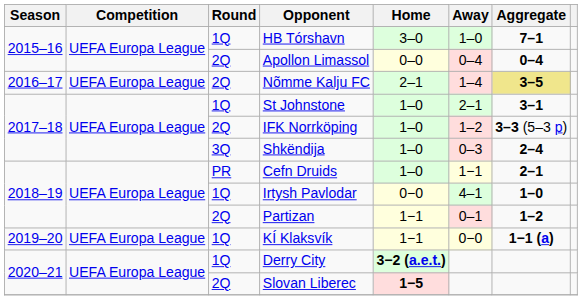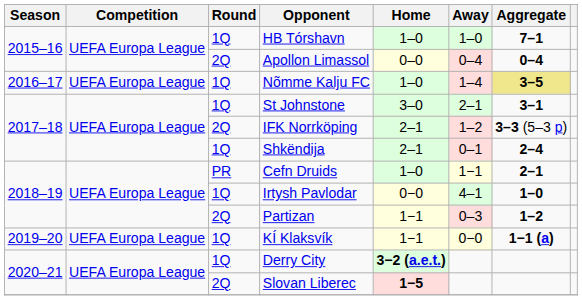(411, 37) 3–0 -> (411, 37) 1–0
(221, 82) 2Q -> (221, 82) 1Q
(411, 82) 2–1 -> (411, 82) 1–0
(411, 104) 1–0 -> (411, 104) 3–0
(411, 127) 1–0 -> (411, 127) 2–1
(221, 149) 3Q -> (221, 149) 1Q
(411, 149) 1–0 -> (411, 149) 2–1
(470, 149) 0–3 -> (470, 149) 0–1
(470, 216) 0–1 -> (470, 216) 0–3
